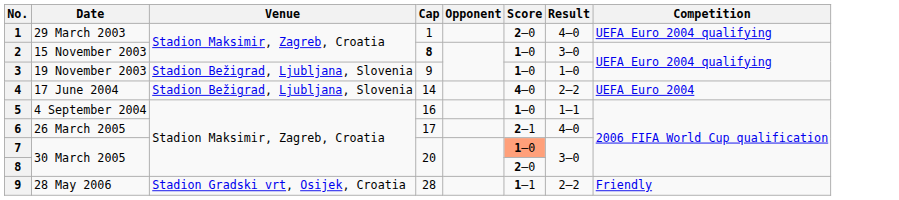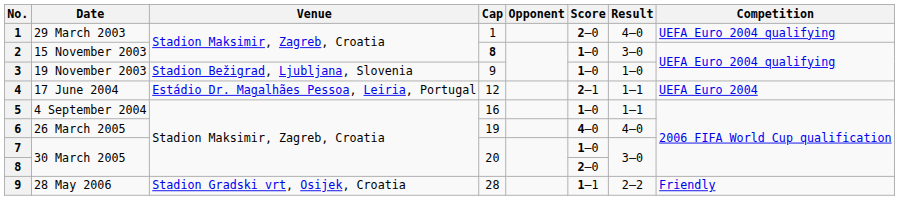(283, 90) Stadion Bežigrad, Ljubljana, Slovenia -> (314, 90) Estádio Dr. Magalhães Pessoa, Leiria, Portugal
(429, 90) 14 -> (492, 90) 12
(525, 90) 4–0 -> (588, 90) 2–1
(569, 90) 2–2 -> (632, 90) 1–1
(429, 128) 17 -> (492, 128) 19
(525, 128) 2–1 -> (588, 128) 4–0
(525, 147) lightsalmon background -> (588, 147) no background
